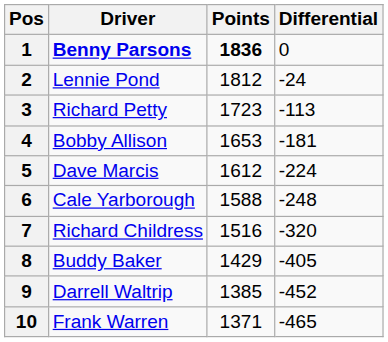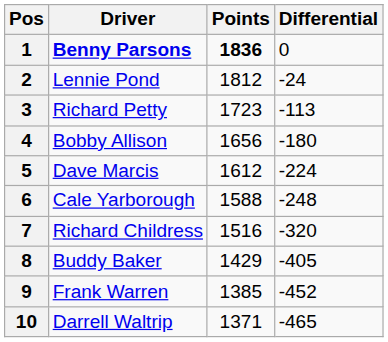(241, 140) 1653 -> (241, 140) 1656
(298, 140) -181 -> (298, 140) -180
(113, 291) Darrell Waltrip -> (111, 291) Frank Warren
(111, 321) Frank Warren -> (113, 321) Darrell Waltrip
